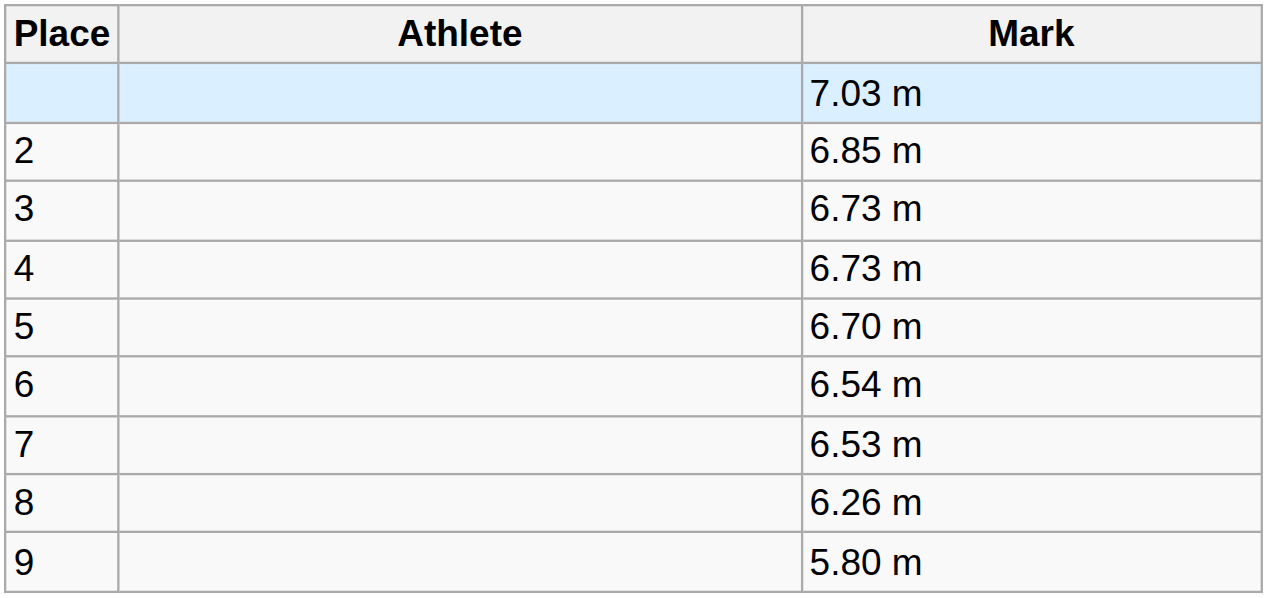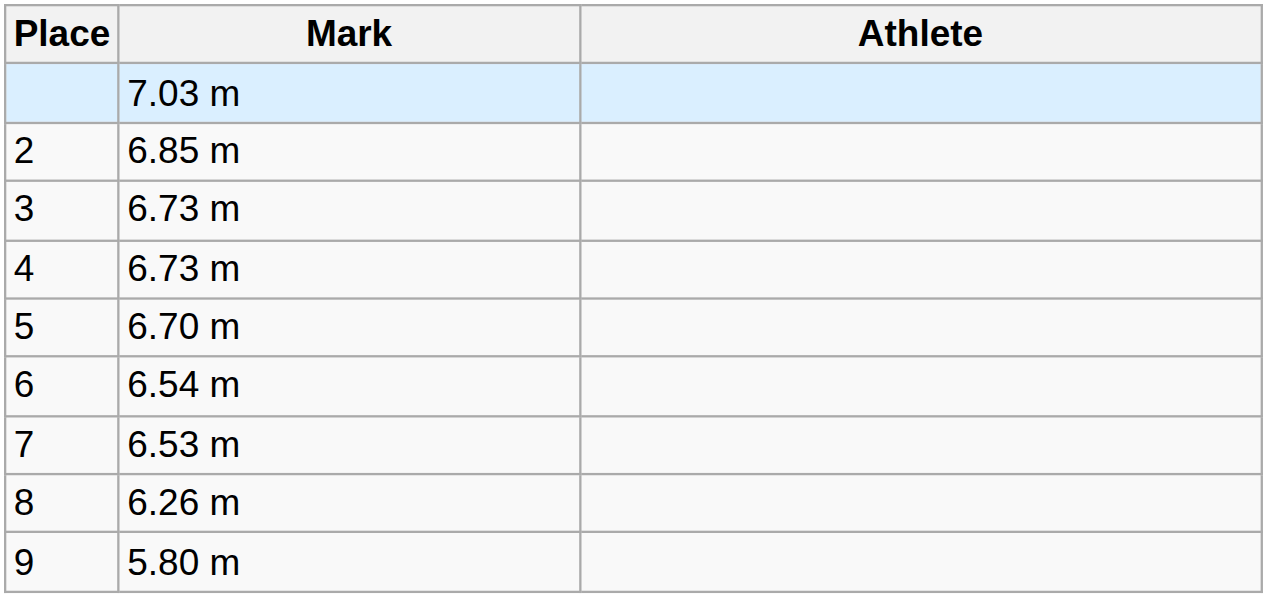columns swapped: (460, 33) <-> (1031, 33)
